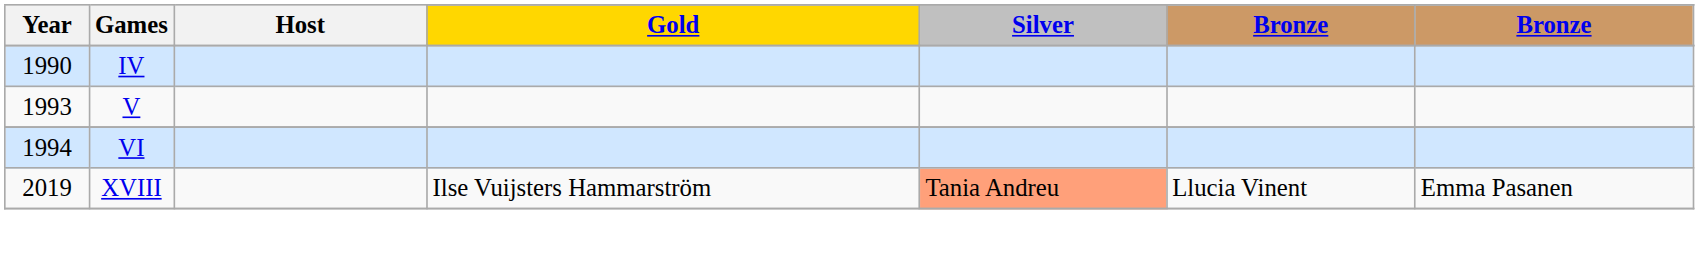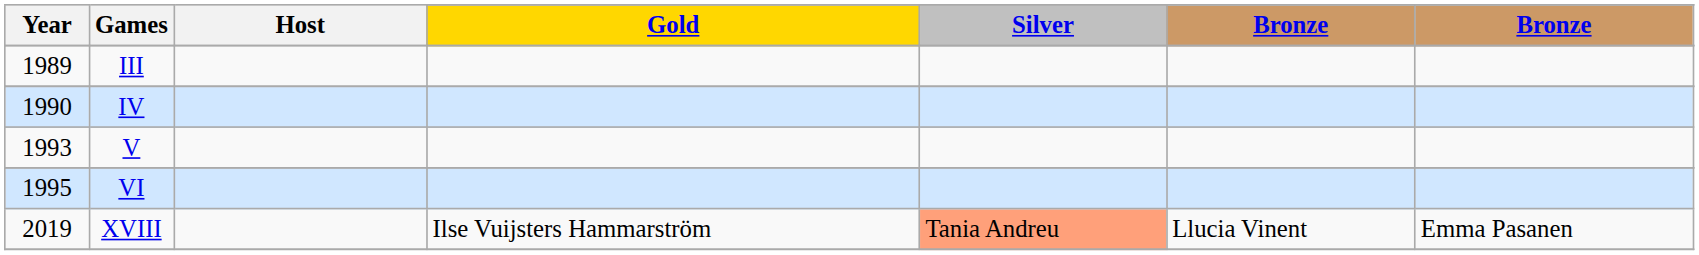+ row: (131, 65)
(47, 147) 1994 -> (47, 188) 1995
